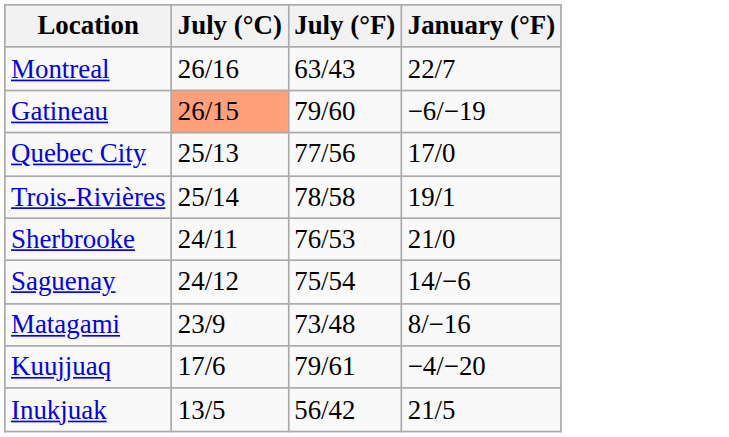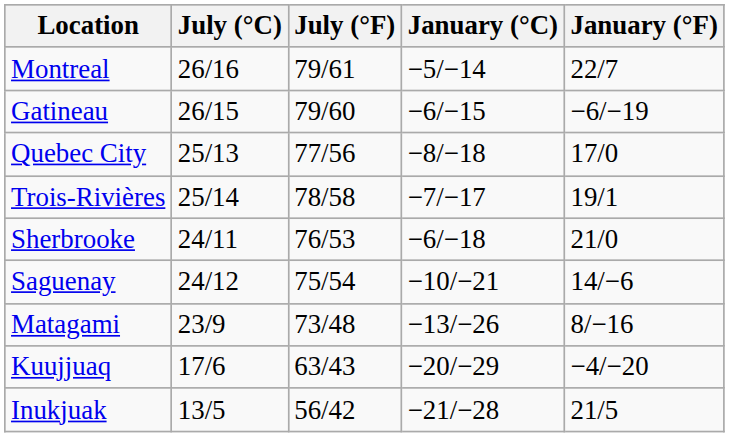+ column: (483, 25)
(325, 68) 63/43 -> (325, 68) 79/61
(208, 111) lightsalmon background -> (208, 111) no background
(325, 366) 79/61 -> (325, 366) 63/43
